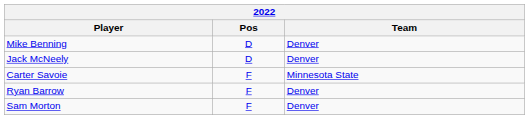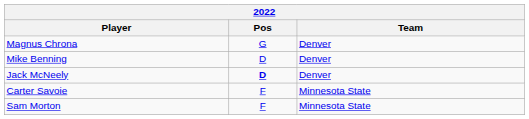+ row: (42, 43)
(249, 59) normal -> (263, 75) bold
- row: (35, 91)
(303, 106) Denver -> (335, 106) Minnesota State
